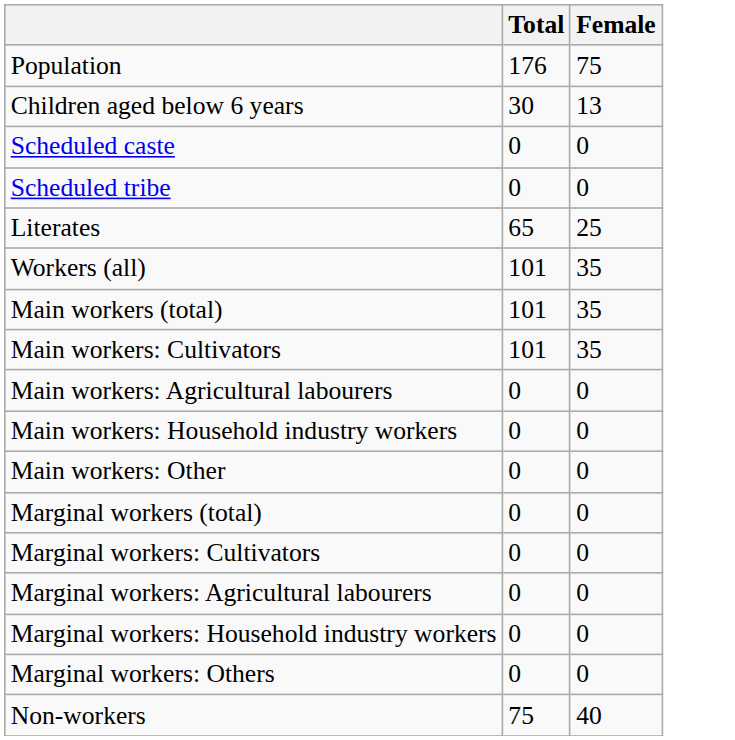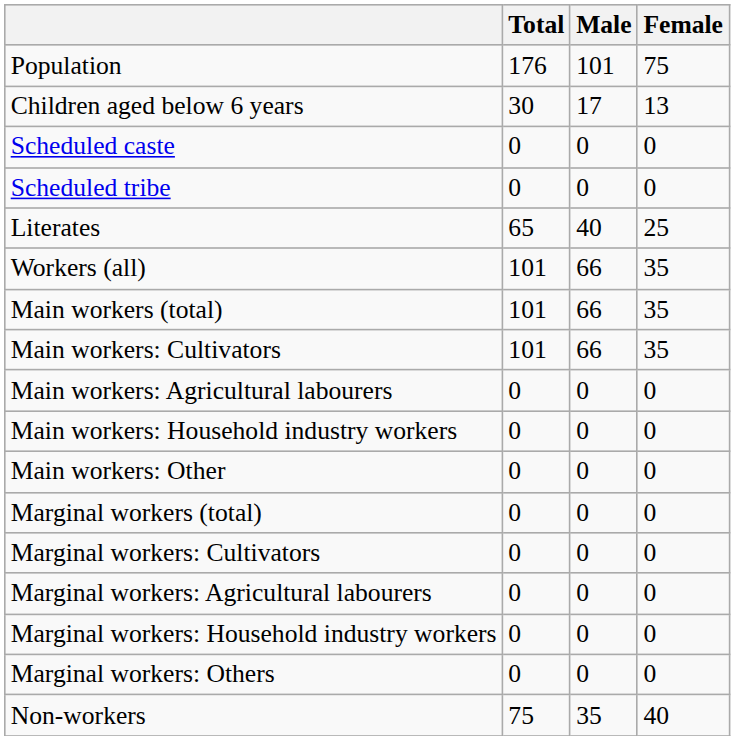+ column: (604, 24)
